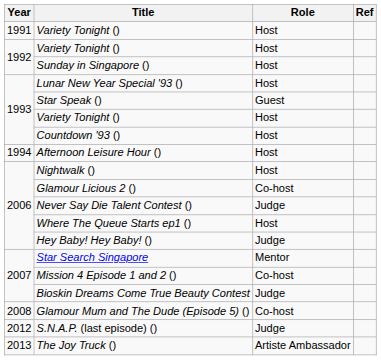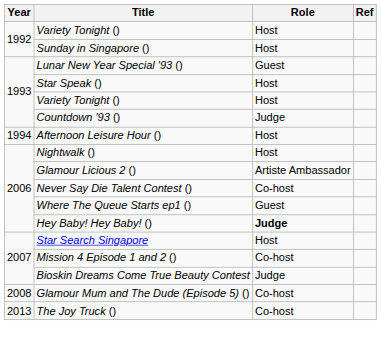- row: (19, 30)
(266, 83) Host -> (270, 65) Guest
(270, 100) Guest -> (266, 83) Host
(266, 135) Host -> (270, 118) Judge
(274, 188) Co-host -> (303, 170) Artiste Ambassador
(270, 205) Judge -> (274, 188) Co-host
(266, 223) Host -> (270, 205) Guest
(270, 240) normal -> (271, 223) bold
(272, 258) Mentor -> (266, 240) Host
- row: (19, 328)
(303, 345) Artiste Ambassador -> (274, 310) Co-host
